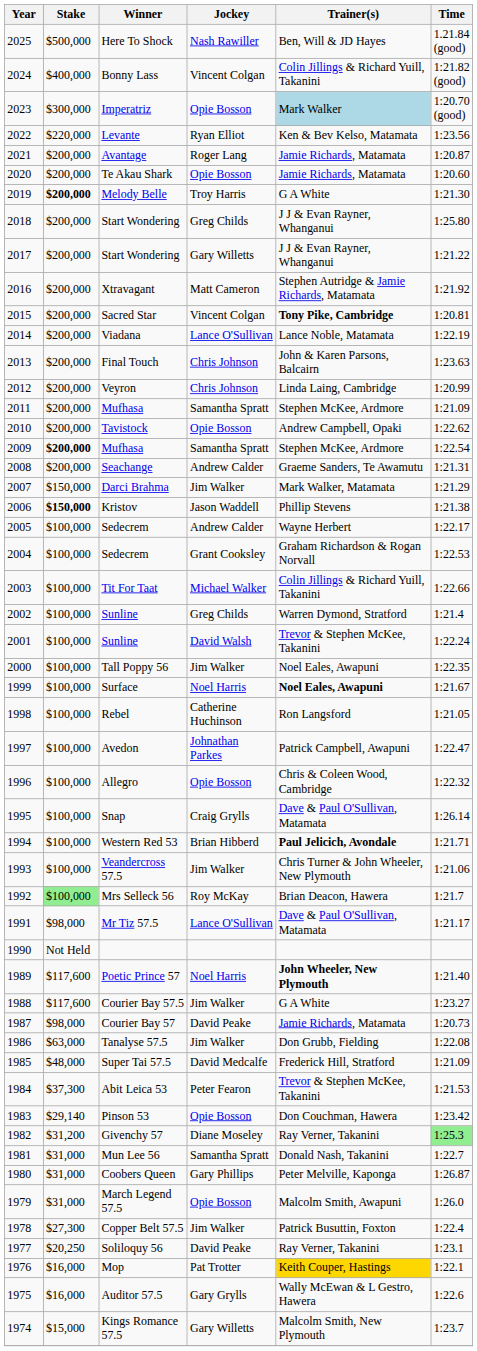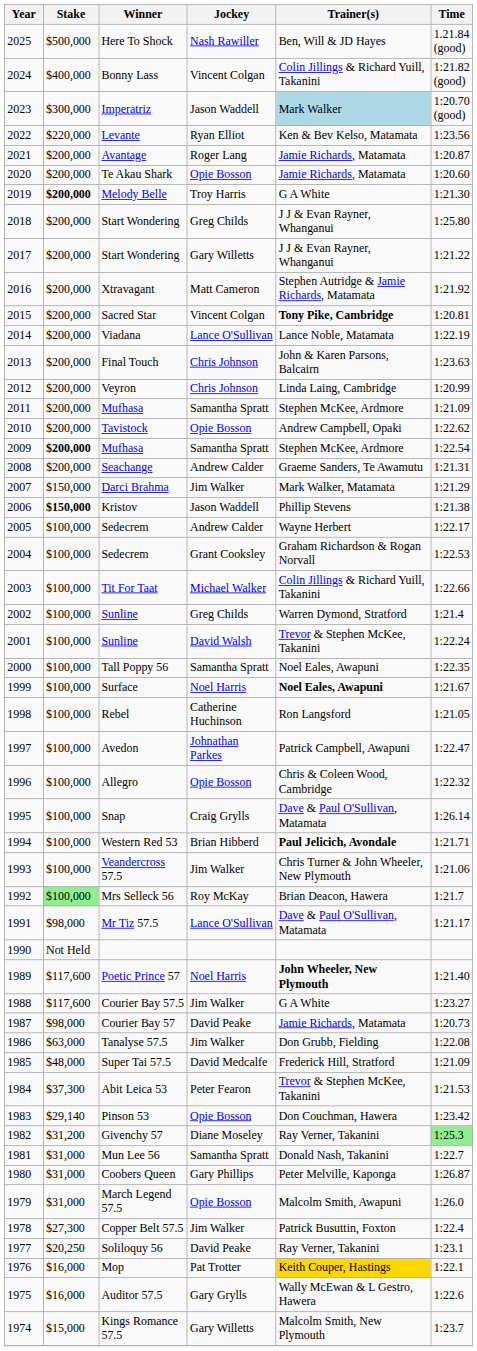(221, 109) Opie Bosson -> (224, 109) Jason Waddell
(217, 668) Jim Walker -> (229, 668) Samantha Spratt
